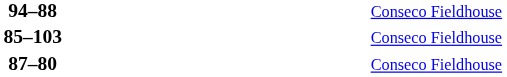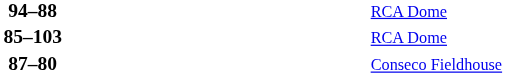(436, 11) Conseco Fieldhouse -> (409, 11) RCA Dome
(436, 38) Conseco Fieldhouse -> (409, 38) RCA Dome
